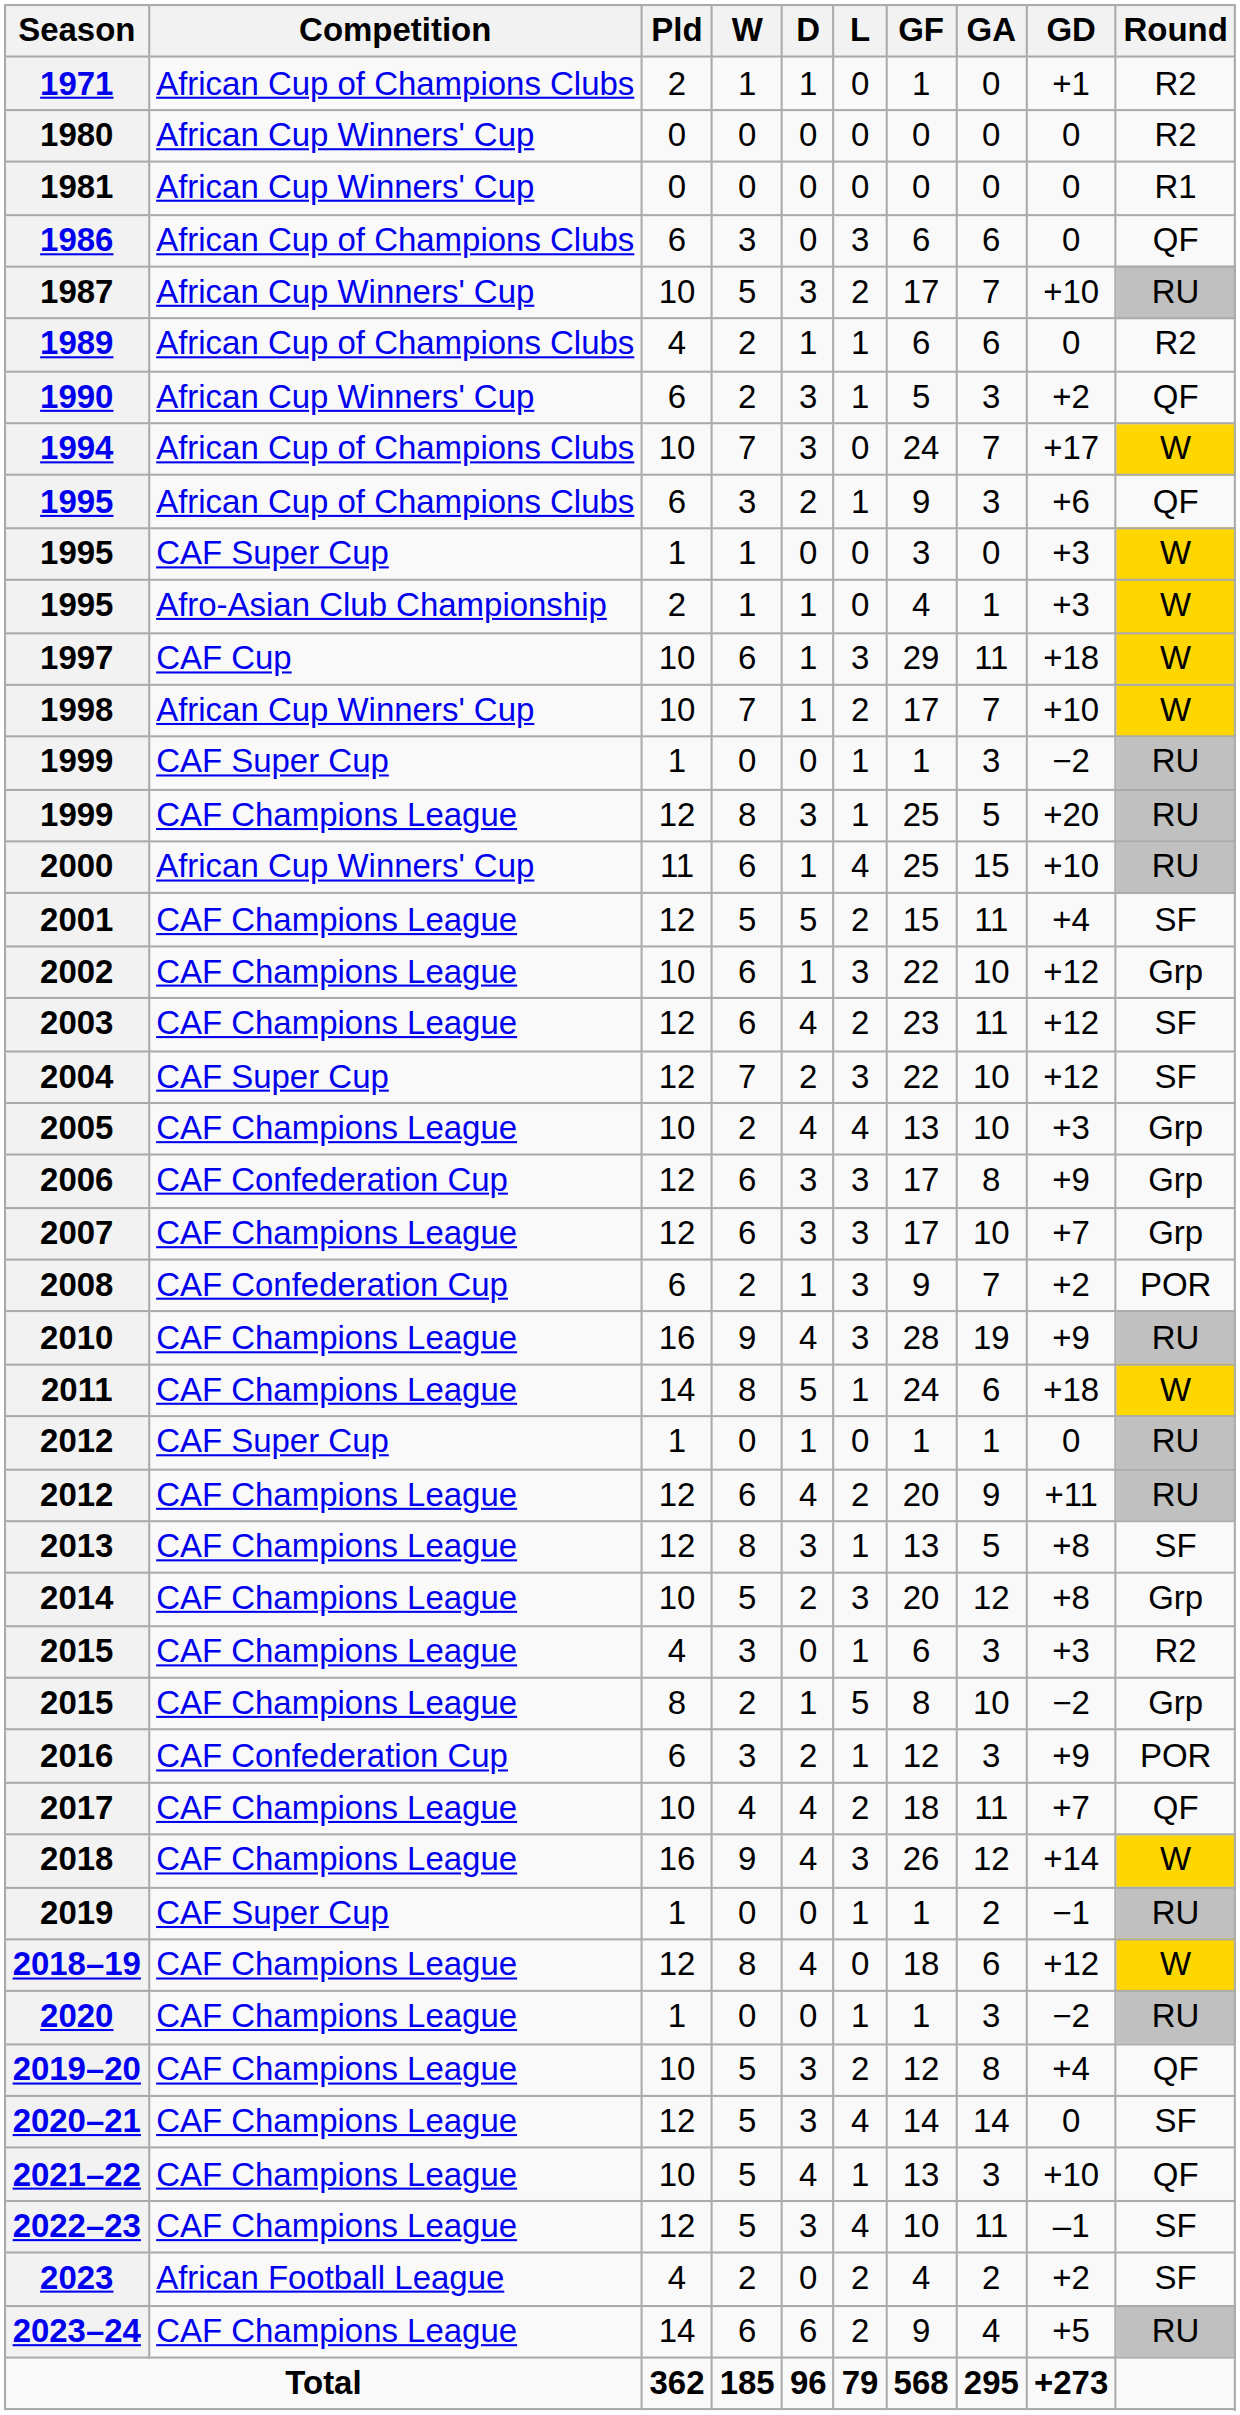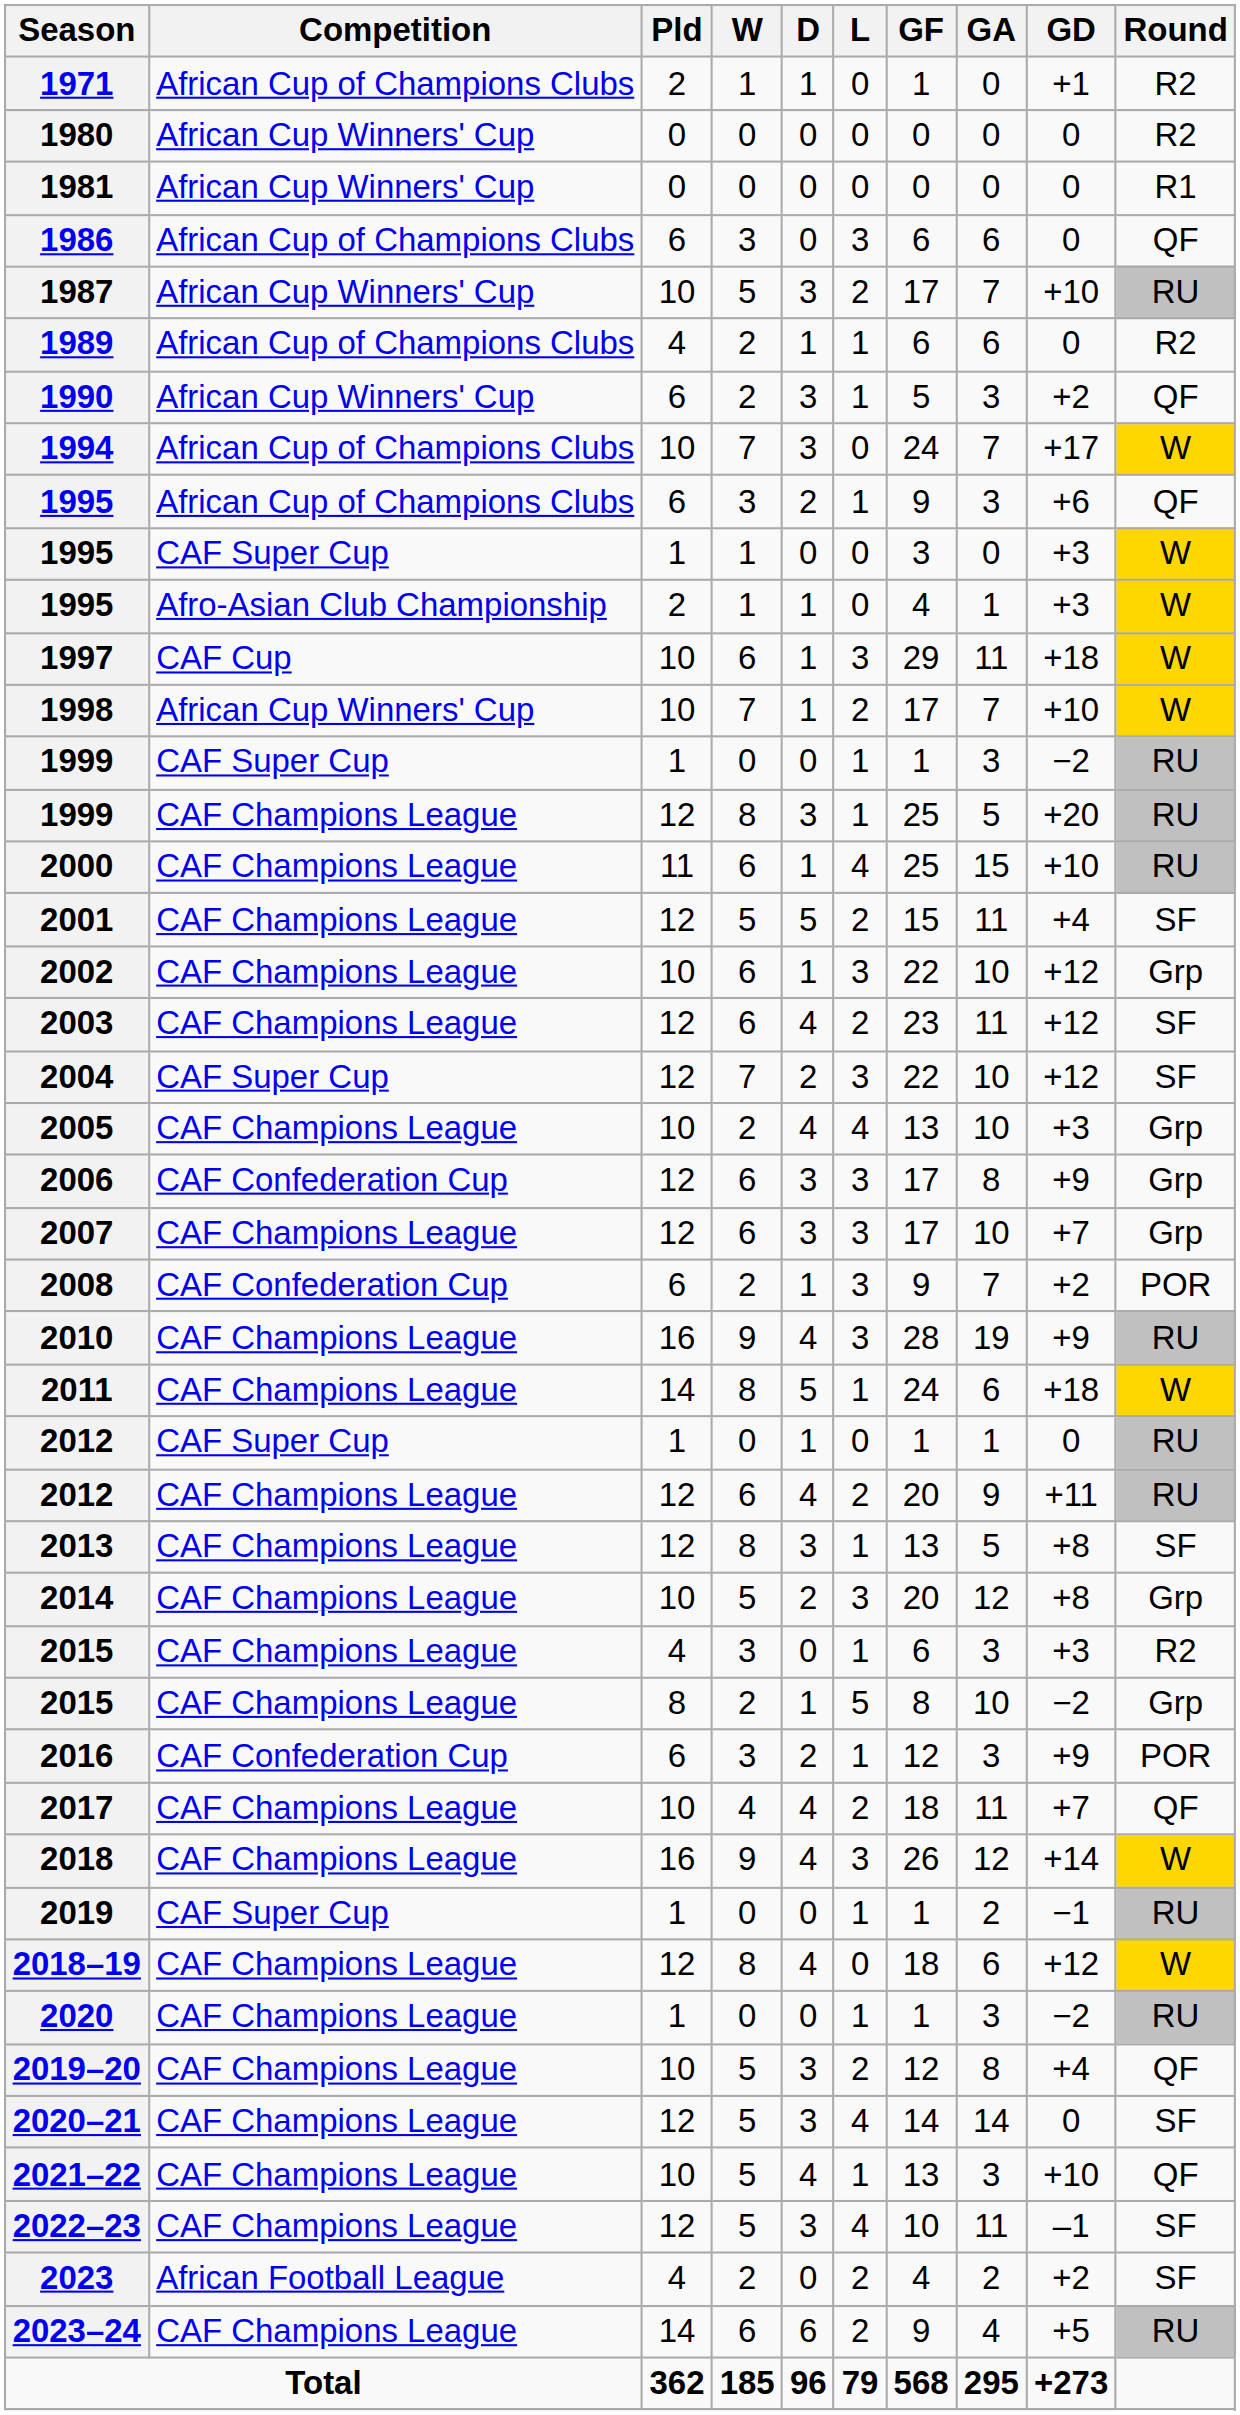(345, 866) African Cup Winners' Cup -> (337, 866) CAF Champions League
